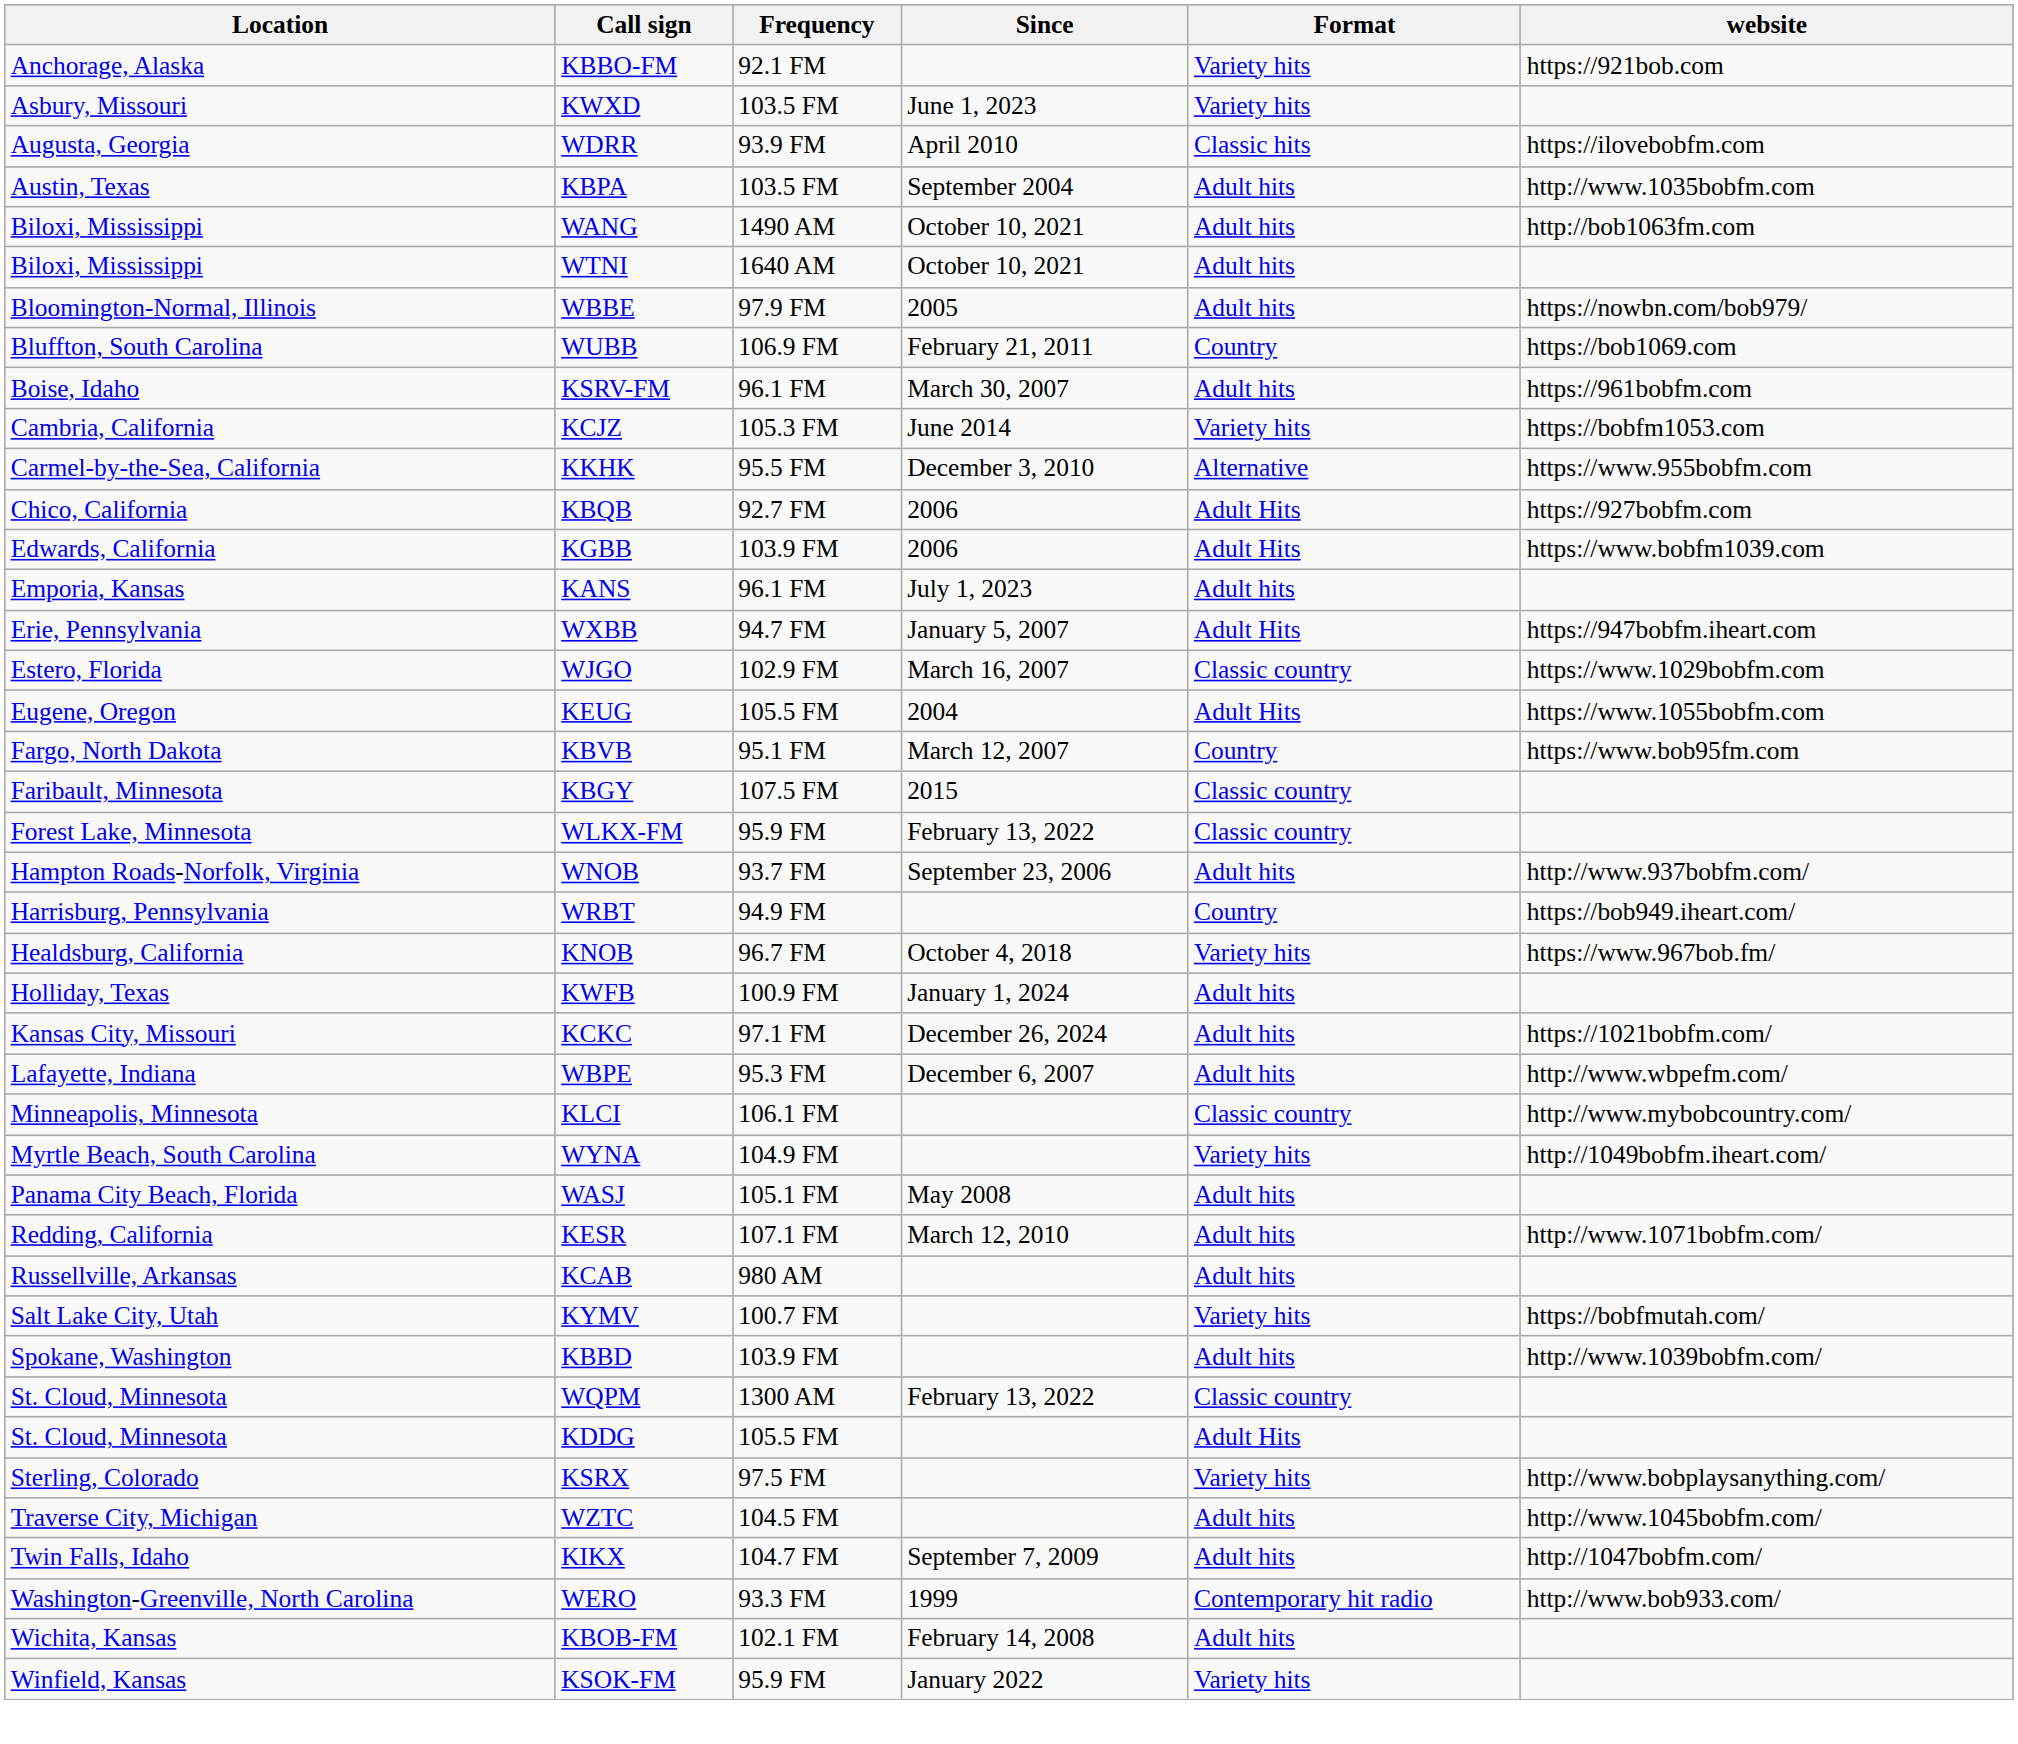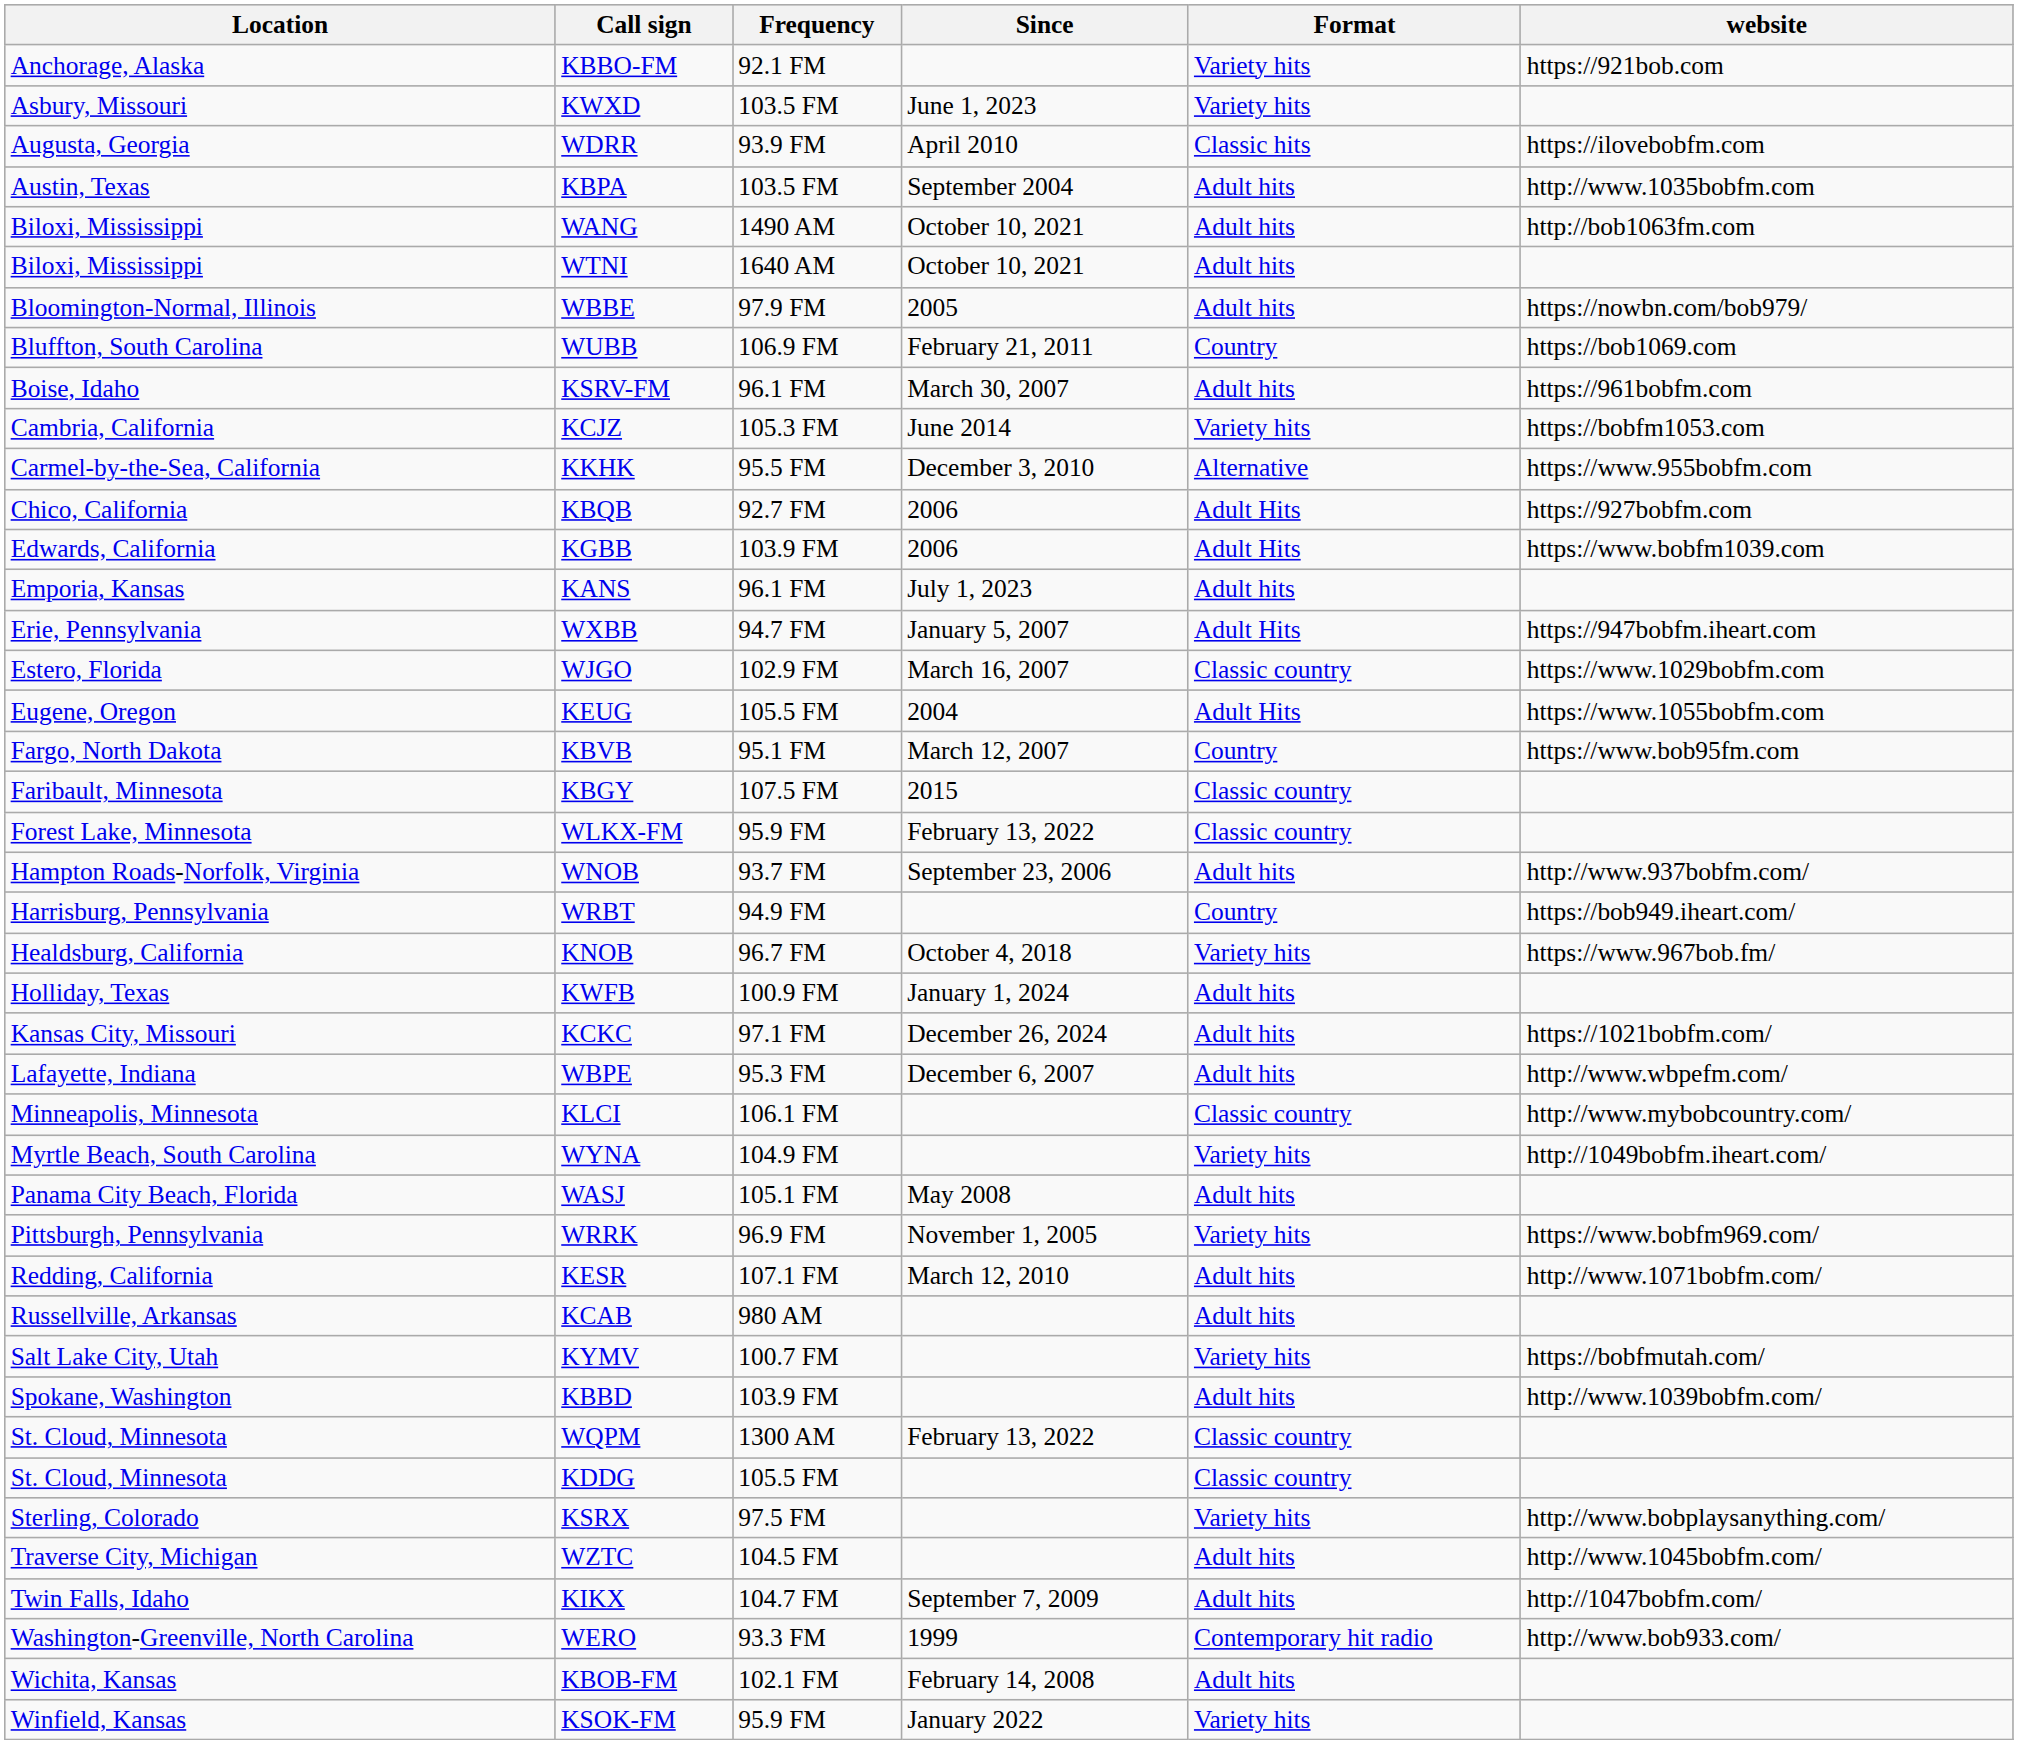+ row: (599, 1235)
(1247, 1436) Adult Hits -> (1273, 1477) Classic country
